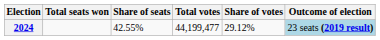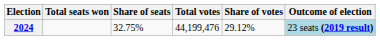(128, 27) 42.55% -> (128, 27) 32.75%
(197, 27) 44,199,477 -> (197, 27) 44,199,476
